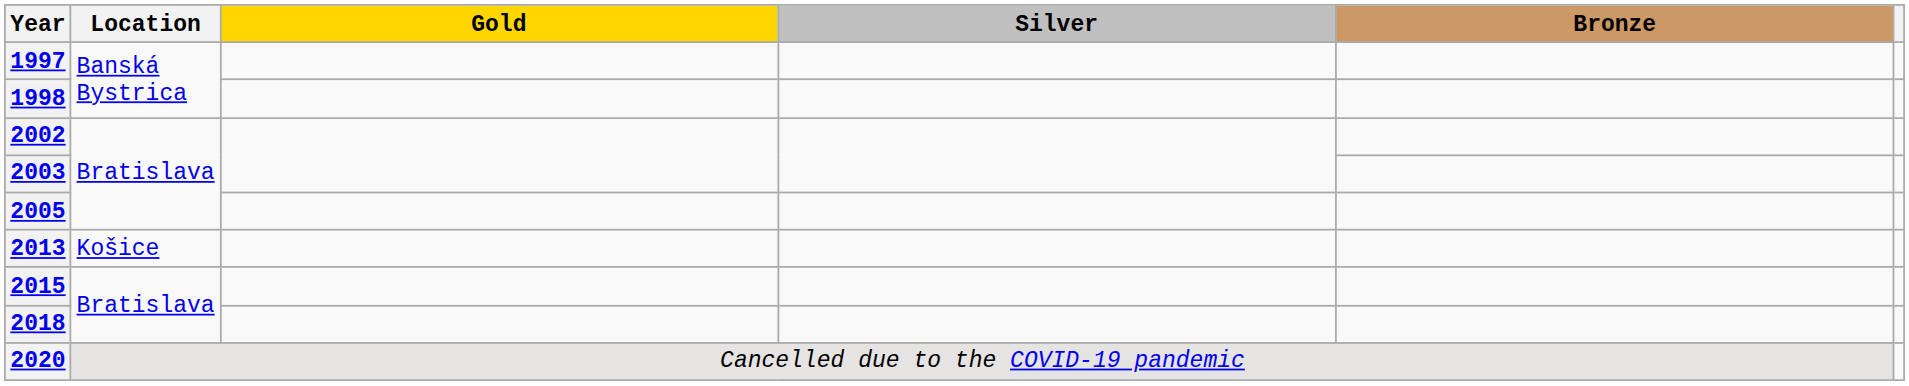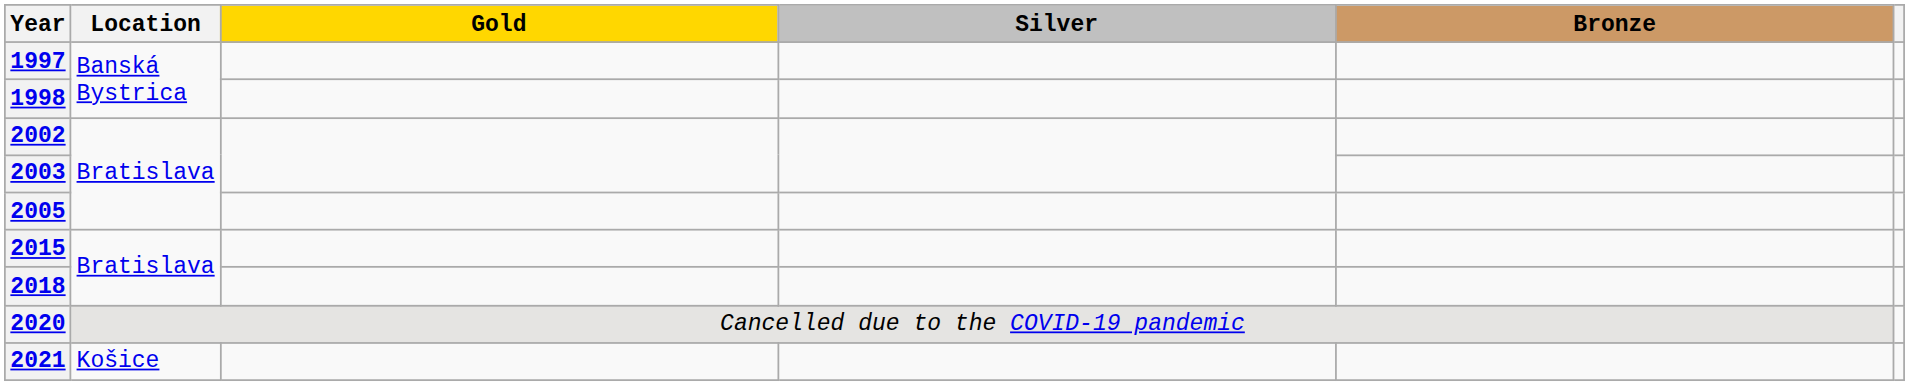- row: (38, 249)
+ row: (38, 361)
